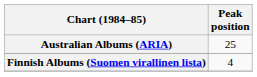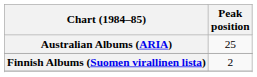(230, 62) 4 -> (230, 62) 2
